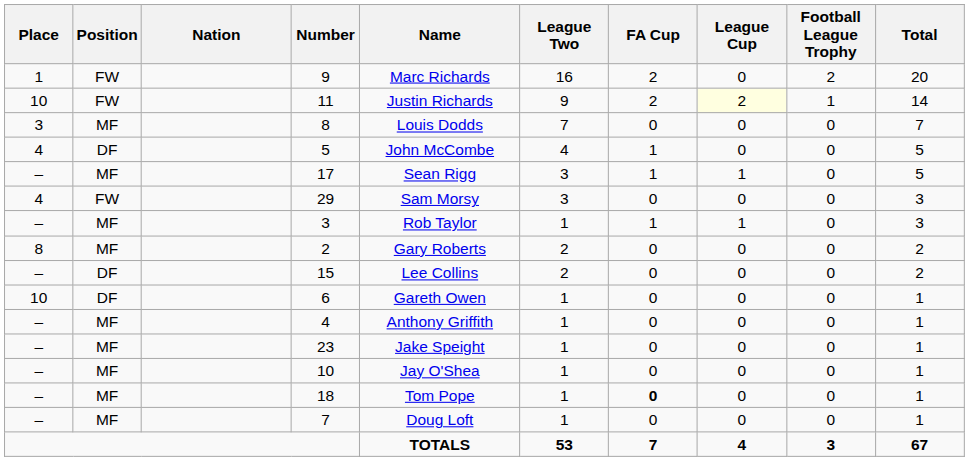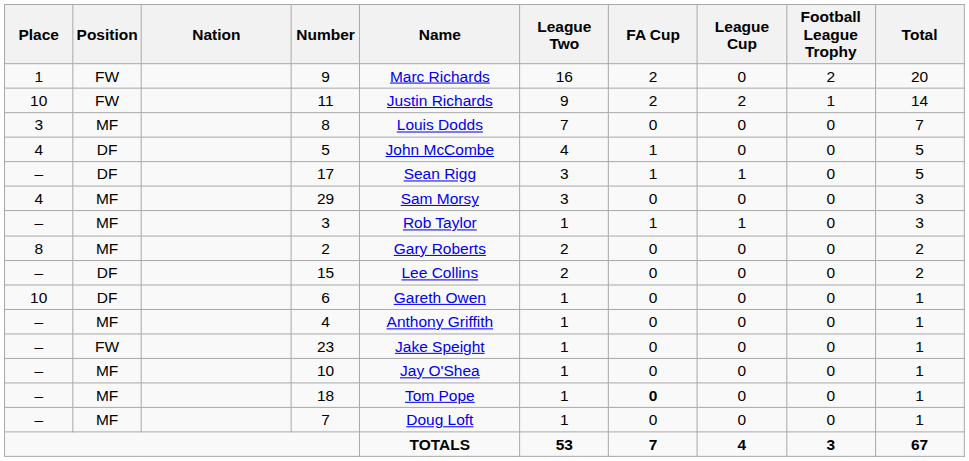(742, 101) lightyellow background -> (742, 101) no background
(107, 174) MF -> (107, 174) DF
(107, 199) FW -> (107, 199) MF
(107, 346) MF -> (107, 346) FW
